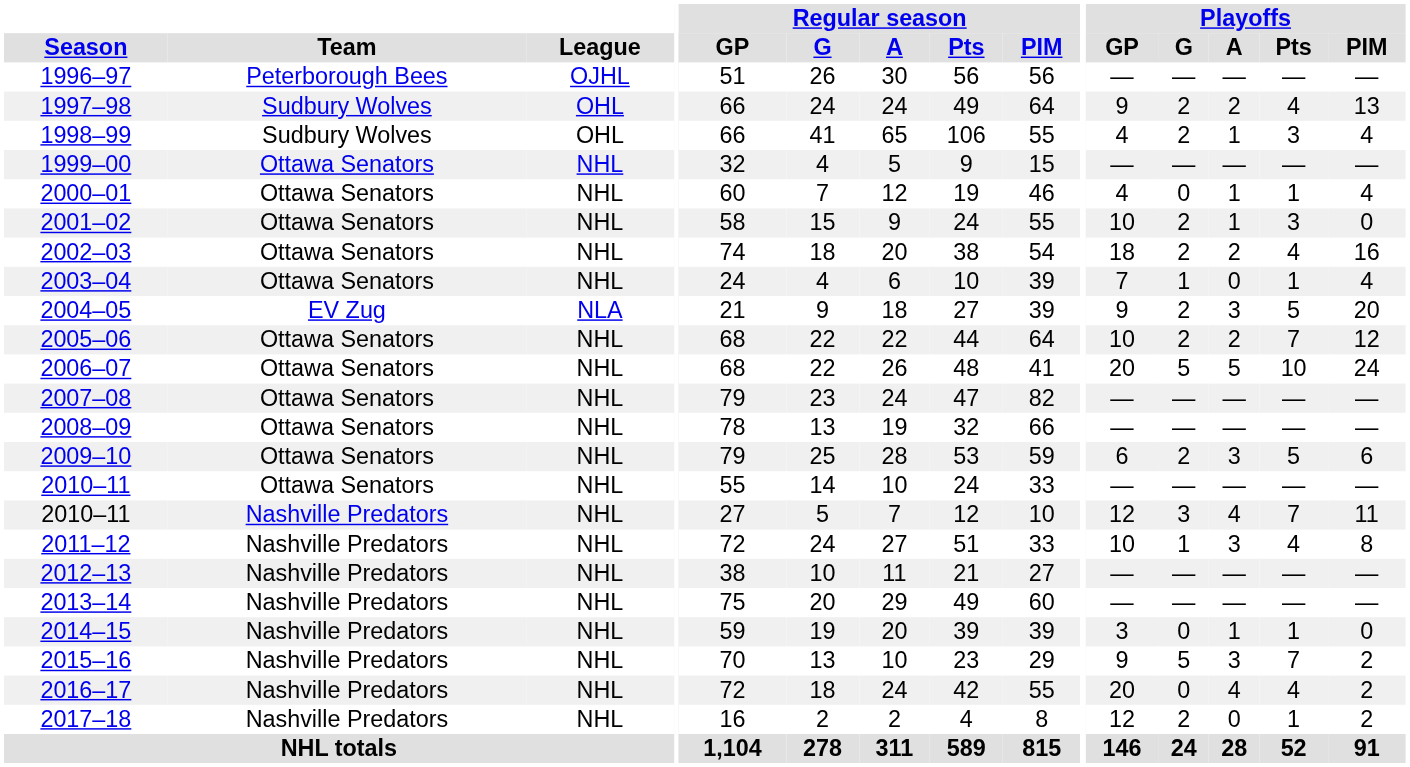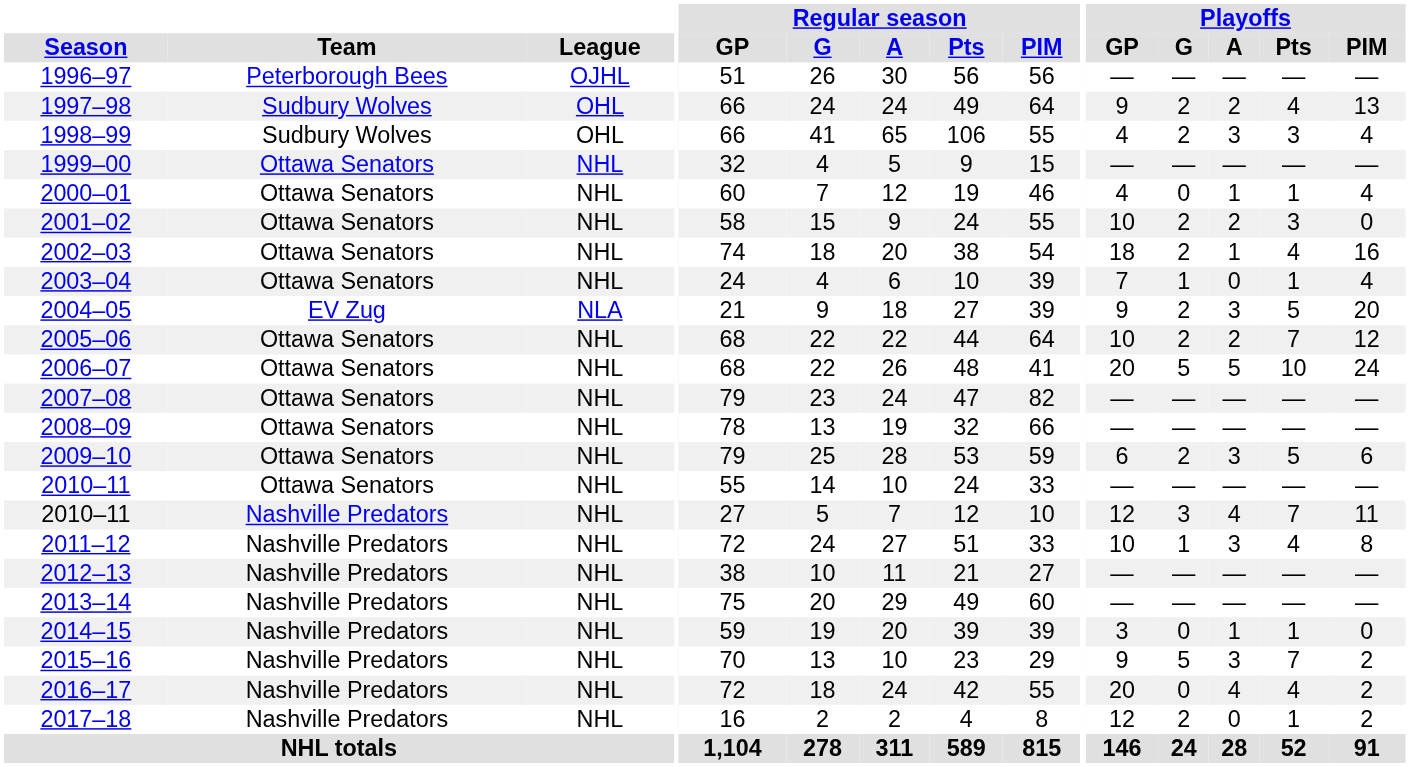(1234, 135) 1 -> (1234, 135) 3
(1234, 222) 1 -> (1234, 222) 2
(1234, 251) 2 -> (1234, 251) 1
